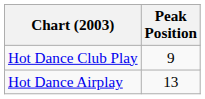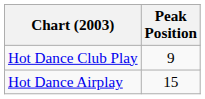(171, 81) 13 -> (171, 81) 15
